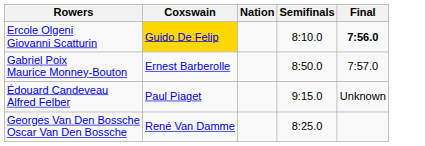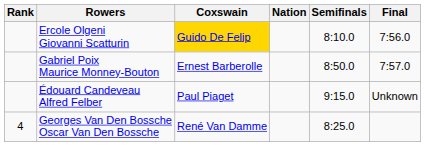+ column: (20, 13)
(363, 36) bold -> (395, 36) normal
